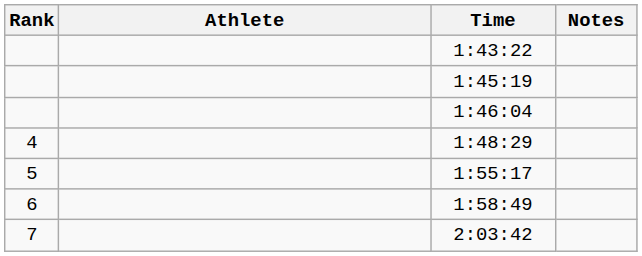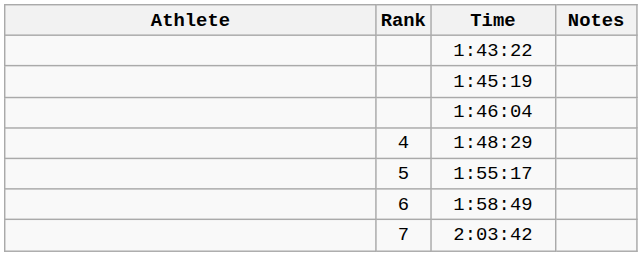columns swapped: (32, 20) <-> (245, 20)
